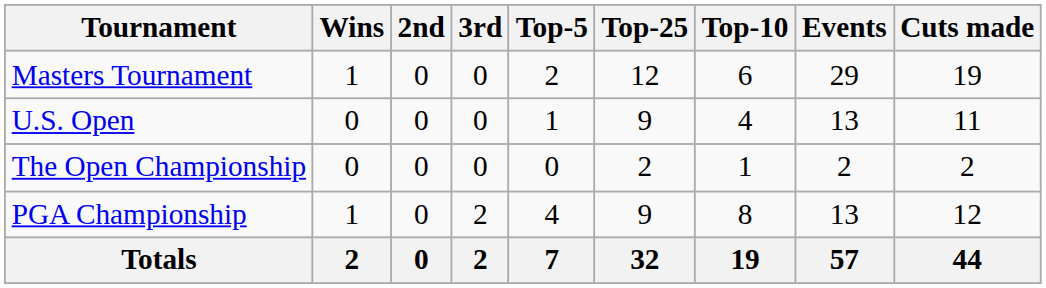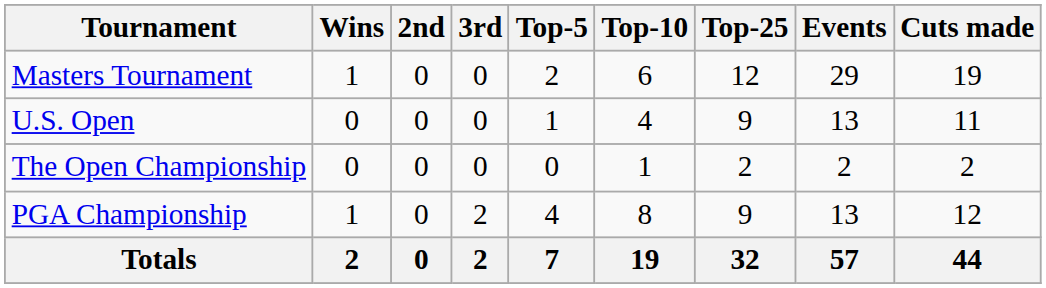columns swapped: (745, 27) <-> (645, 27)
